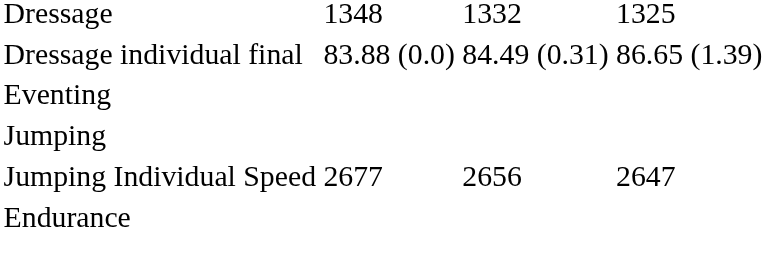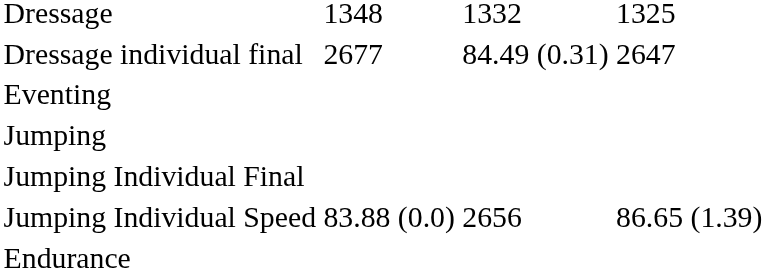(389, 53) 83.88 (0.0) -> (353, 53) 2677
(689, 53) 86.65 (1.39) -> (646, 53) 2647
+ row: (154, 176)
(353, 176) 2677 -> (389, 217) 83.88 (0.0)
(646, 176) 2647 -> (689, 217) 86.65 (1.39)
